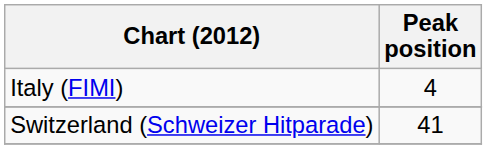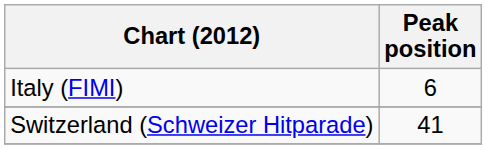(430, 87) 4 -> (430, 87) 6
